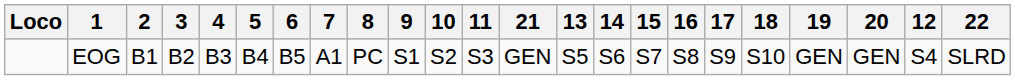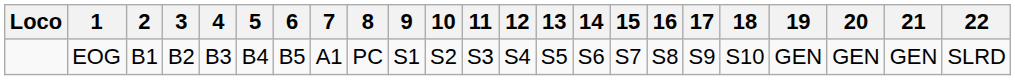columns swapped: (924, 21) <-> (528, 21)
